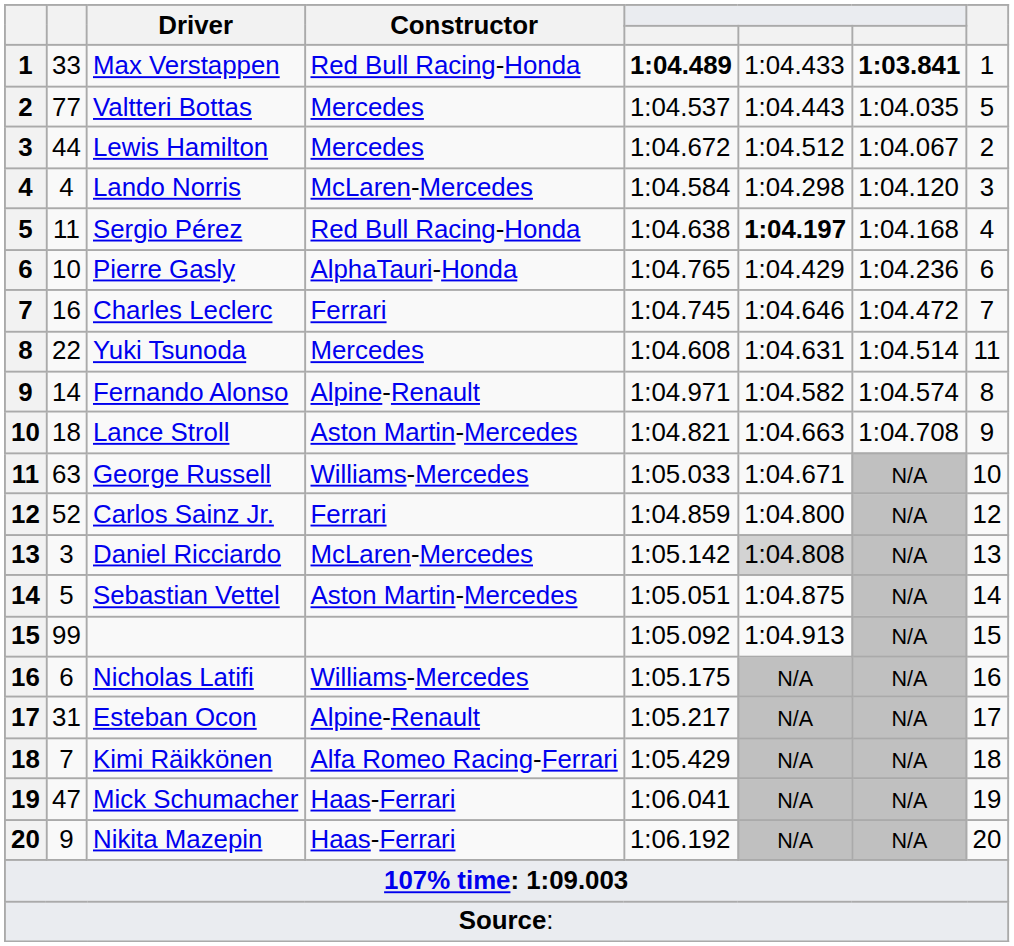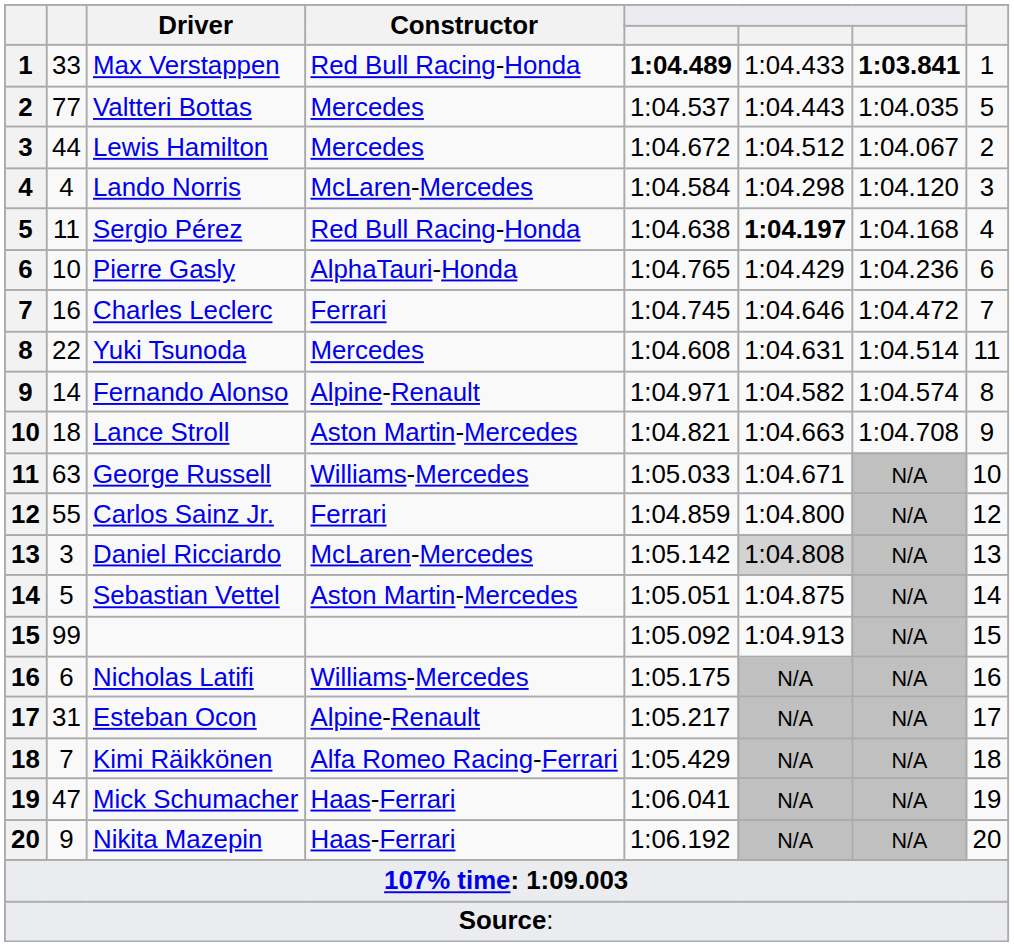(66, 514) 52 -> (66, 514) 55
